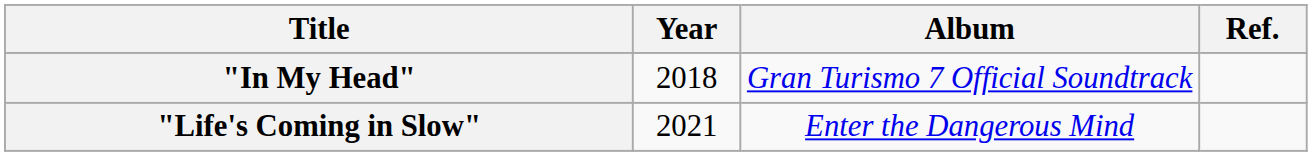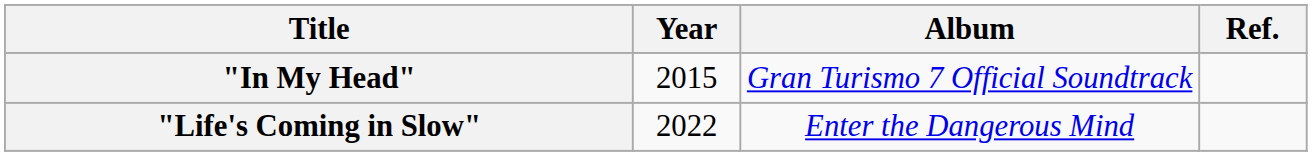(687, 77) 2018 -> (687, 77) 2015
(687, 126) 2021 -> (687, 126) 2022
